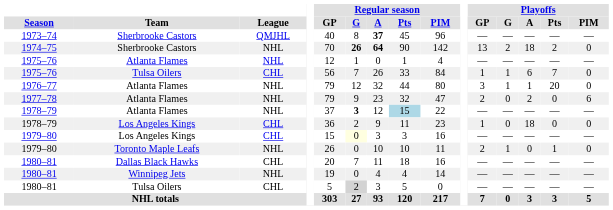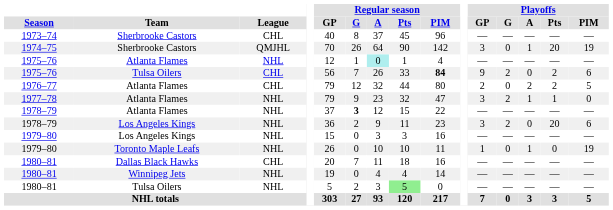(273, 35) QMJHL -> (273, 35) CHL
(378, 35) bold -> (378, 35) normal
(273, 48) NHL -> (273, 48) QMJHL
(356, 48) bold -> (356, 48) normal
(378, 48) bold -> (378, 48) normal
(482, 48) 13 -> (482, 48) 3
(508, 48) 2 -> (508, 48) 0
(530, 48) 18 -> (530, 48) 1
(555, 48) 2 -> (555, 48) 20
(589, 48) 0 -> (589, 48) 19
(378, 60) no background -> (378, 60) paleturquoise background
(440, 73) normal -> (440, 73) bold
(482, 73) 1 -> (482, 73) 9
(508, 73) 1 -> (508, 73) 2
(530, 73) 6 -> (530, 73) 0
(555, 73) 7 -> (555, 73) 2
(589, 73) 0 -> (589, 73) 6
(273, 86) NHL -> (273, 86) CHL
(482, 86) 3 -> (482, 86) 2
(508, 86) 1 -> (508, 86) 0
(530, 86) 1 -> (530, 86) 2
(555, 86) 20 -> (555, 86) 2
(589, 86) 0 -> (589, 86) 5
(482, 98) 2 -> (482, 98) 3
(508, 98) 0 -> (508, 98) 2
(530, 98) 2 -> (530, 98) 1
(555, 98) 0 -> (555, 98) 1
(589, 98) 6 -> (589, 98) 0
(405, 111) lightblue background -> (405, 111) no background
(273, 123) CHL -> (273, 123) NHL
(482, 123) 1 -> (482, 123) 3
(508, 123) 0 -> (508, 123) 2
(530, 123) 18 -> (530, 123) 0
(555, 123) 0 -> (555, 123) 20
(589, 123) 0 -> (589, 123) 6
(273, 136) CHL -> (273, 136) NHL
(356, 136) lightyellow background -> (356, 136) no background
(482, 149) 2 -> (482, 149) 1
(508, 149) 1 -> (508, 149) 0
(530, 149) 0 -> (530, 149) 1
(555, 149) 1 -> (555, 149) 0
(589, 149) 0 -> (589, 149) 19
(273, 186) CHL -> (273, 186) NHL
(356, 186) lightgrey background -> (356, 186) no background
(405, 186) no background -> (405, 186) lightgreen background
